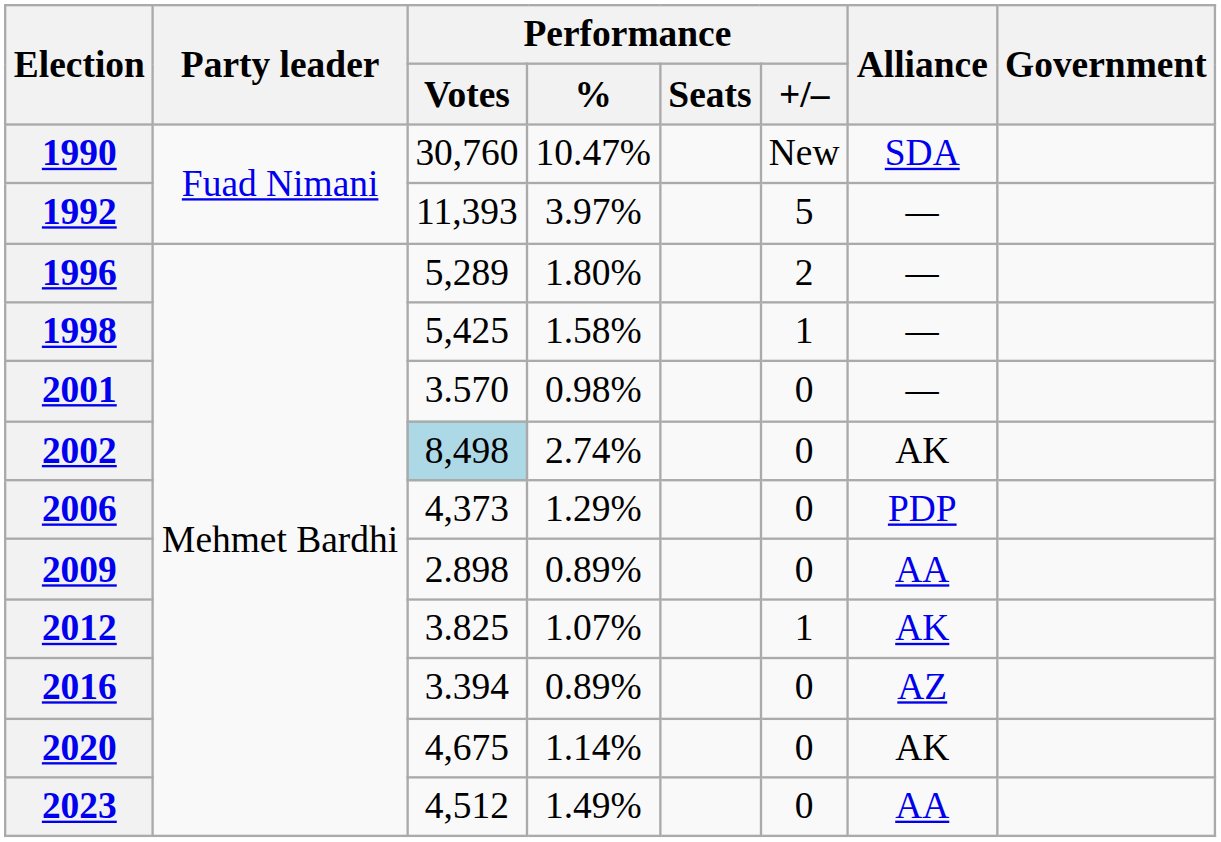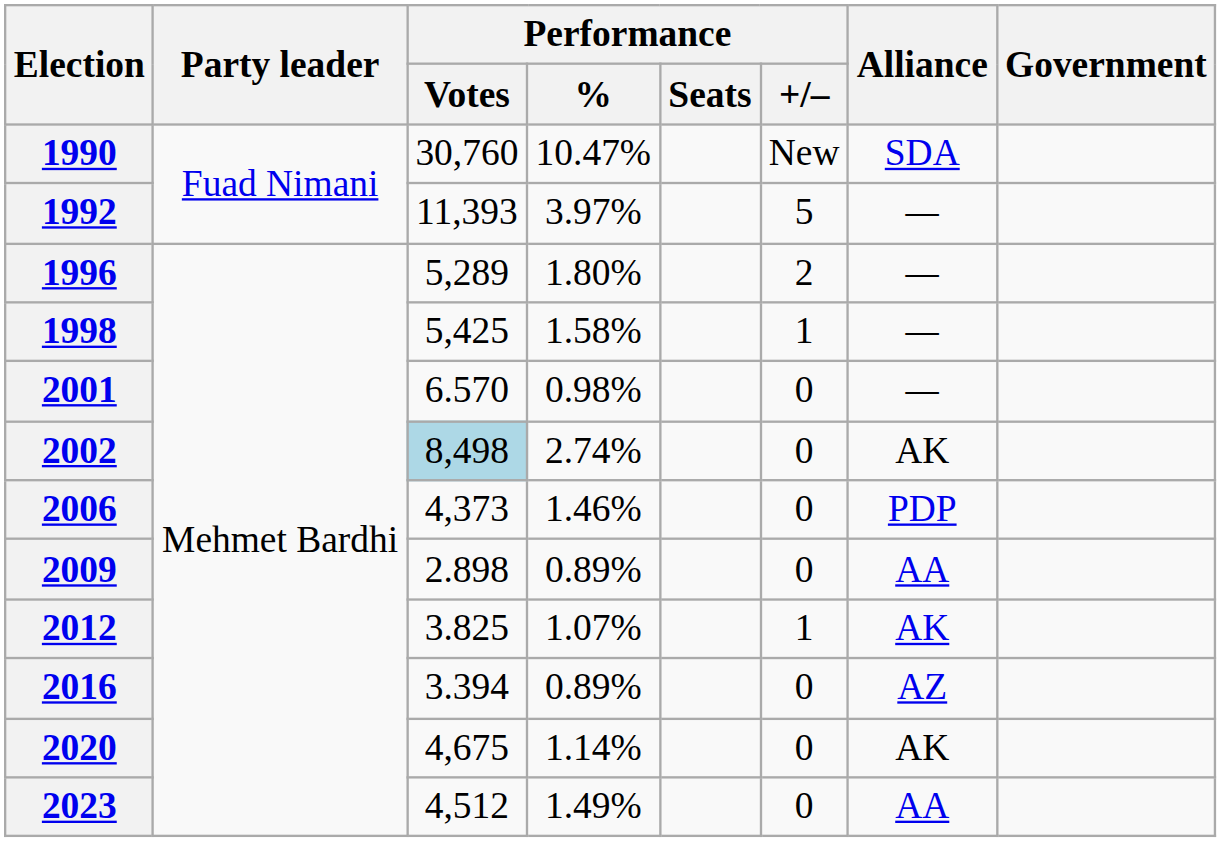(467, 390) 3.570 -> (467, 390) 6.570
(593, 509) 1.29% -> (593, 509) 1.46%
